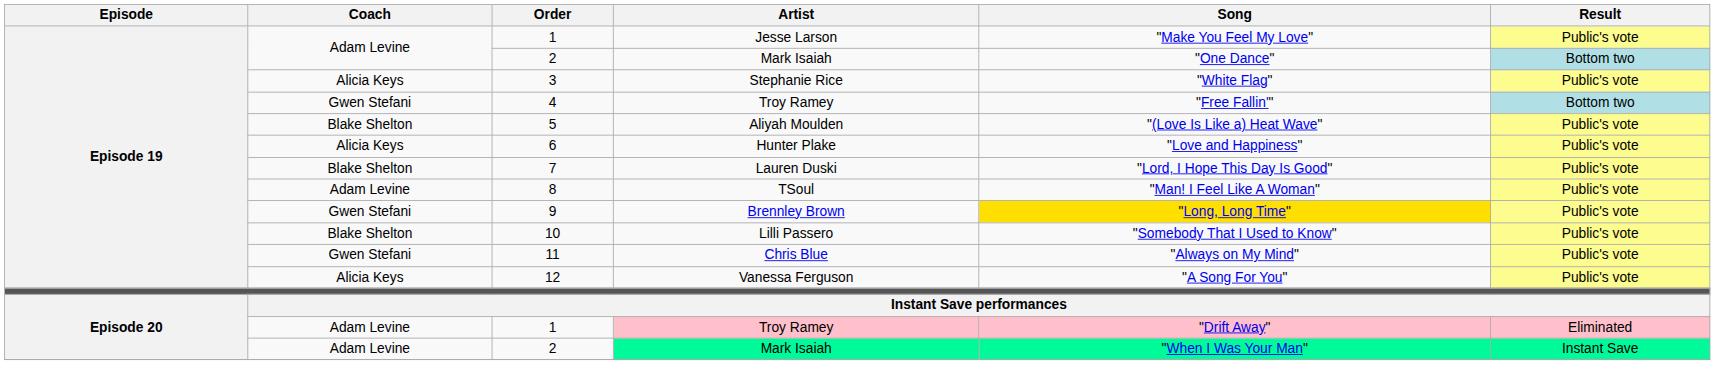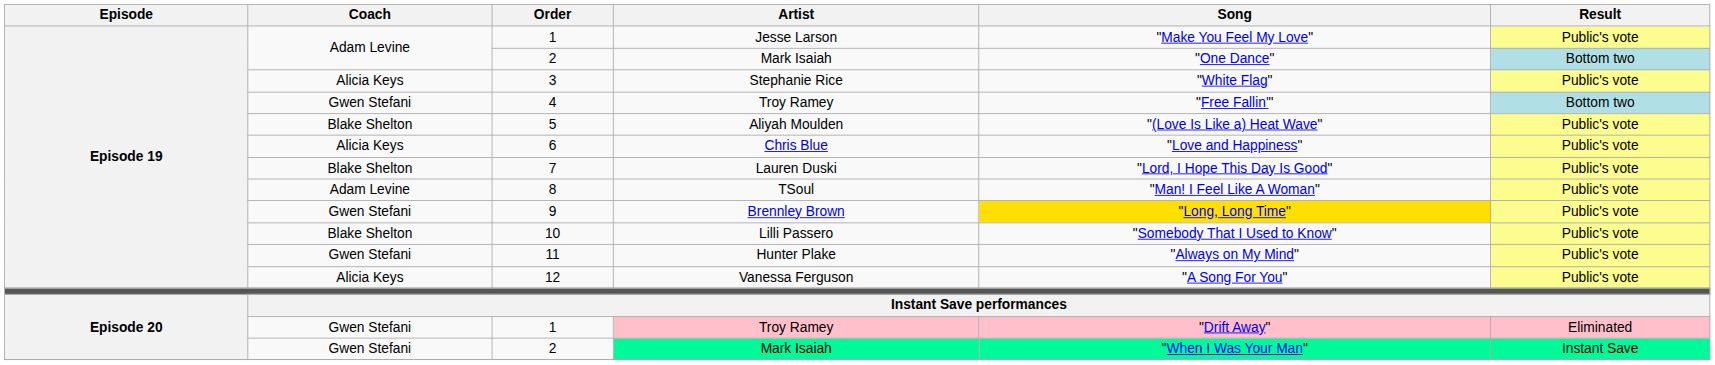(796, 146) Hunter Plake -> (796, 146) Chris Blue
(796, 255) Chris Blue -> (796, 255) Hunter Plake
(370, 327) Adam Levine -> (370, 327) Gwen Stefani
(370, 349) Adam Levine -> (370, 349) Gwen Stefani
